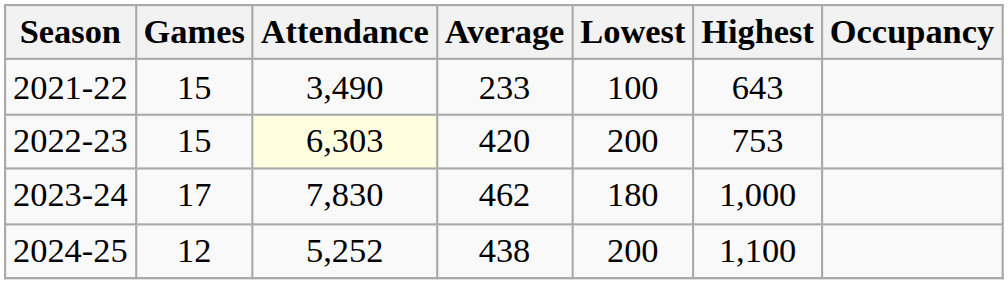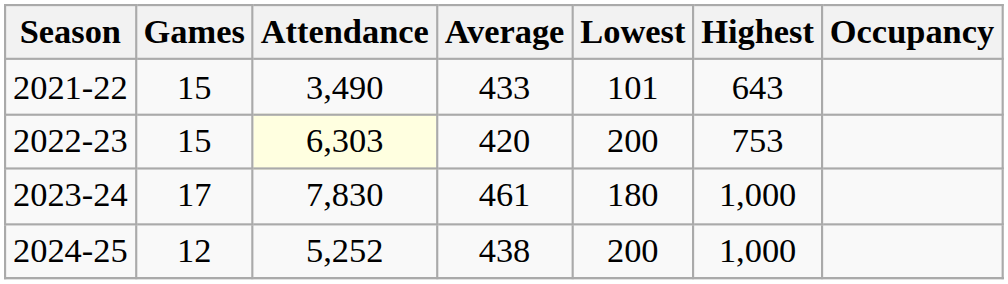(505, 86) 233 -> (505, 86) 433
(633, 86) 100 -> (633, 86) 101
(505, 195) 462 -> (505, 195) 461
(758, 250) 1,100 -> (758, 250) 1,000
